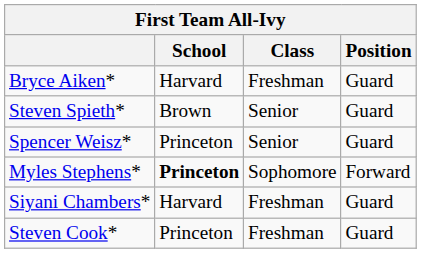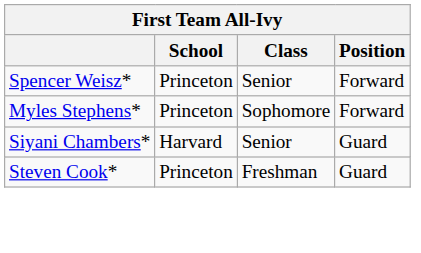- row: (62, 80)
- row: (67, 111)
(369, 141) Guard -> (372, 80) Forward
(199, 171) bold -> (196, 111) normal
(286, 202) Freshman -> (267, 141) Senior
